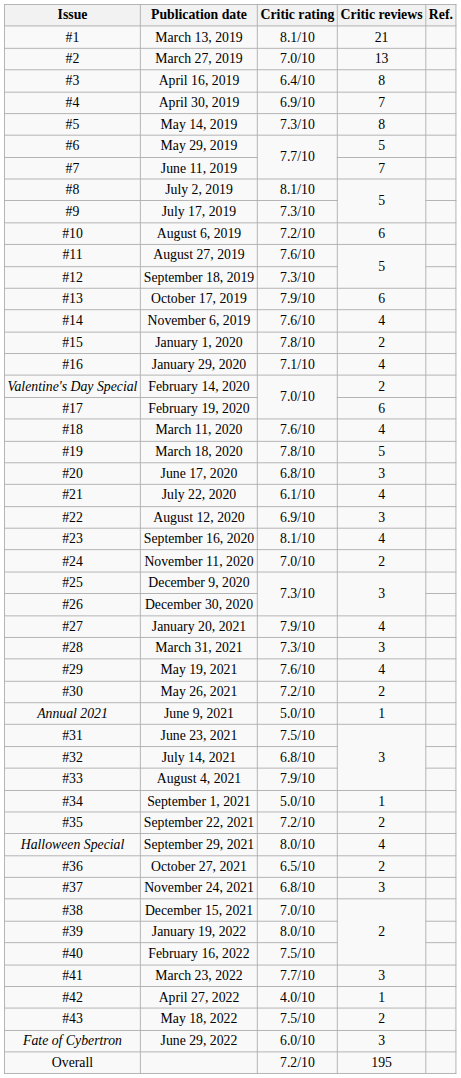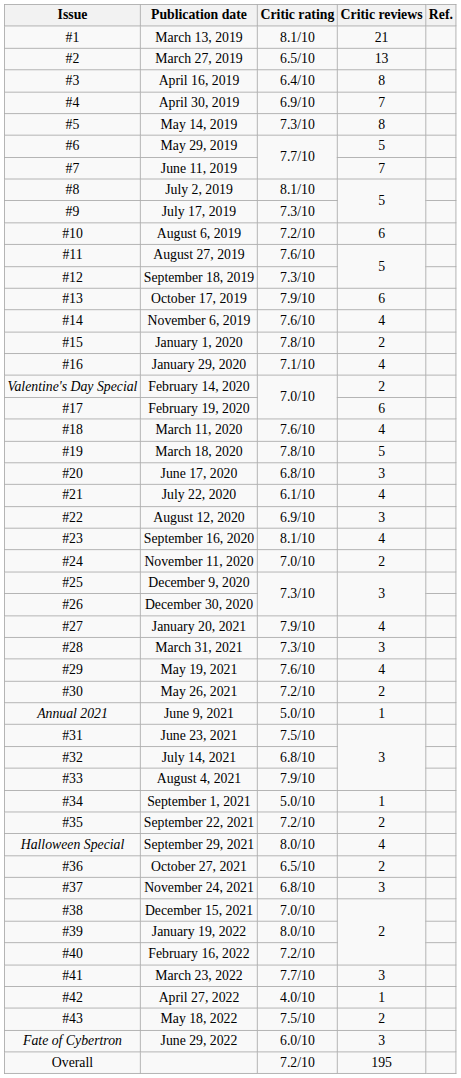(297, 59) 7.0/10 -> (297, 59) 6.5/10
(297, 953) 7.5/10 -> (297, 953) 7.2/10
